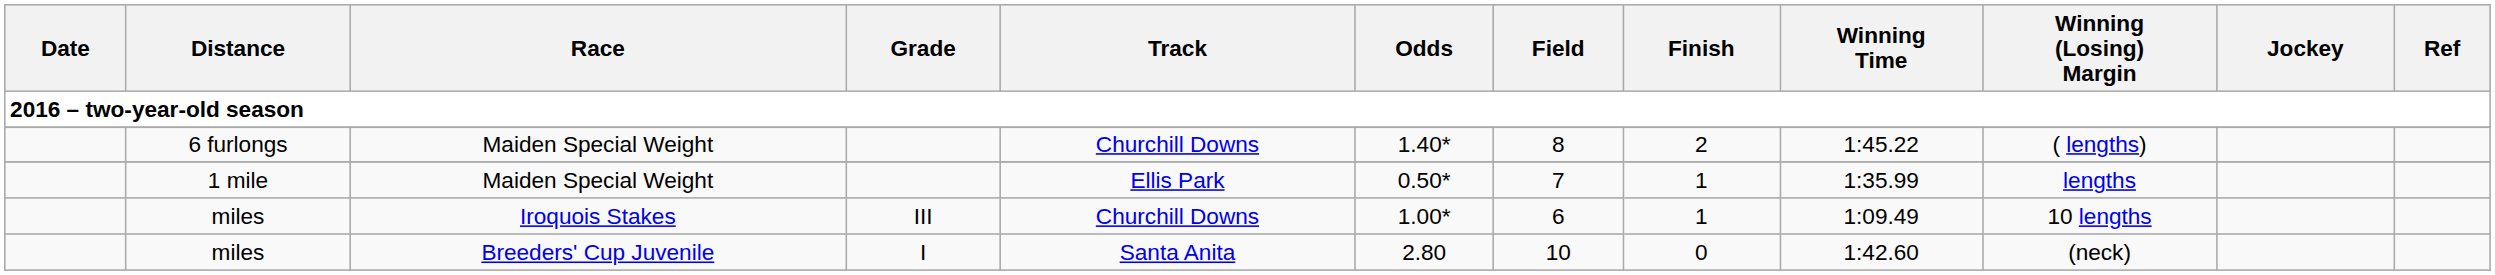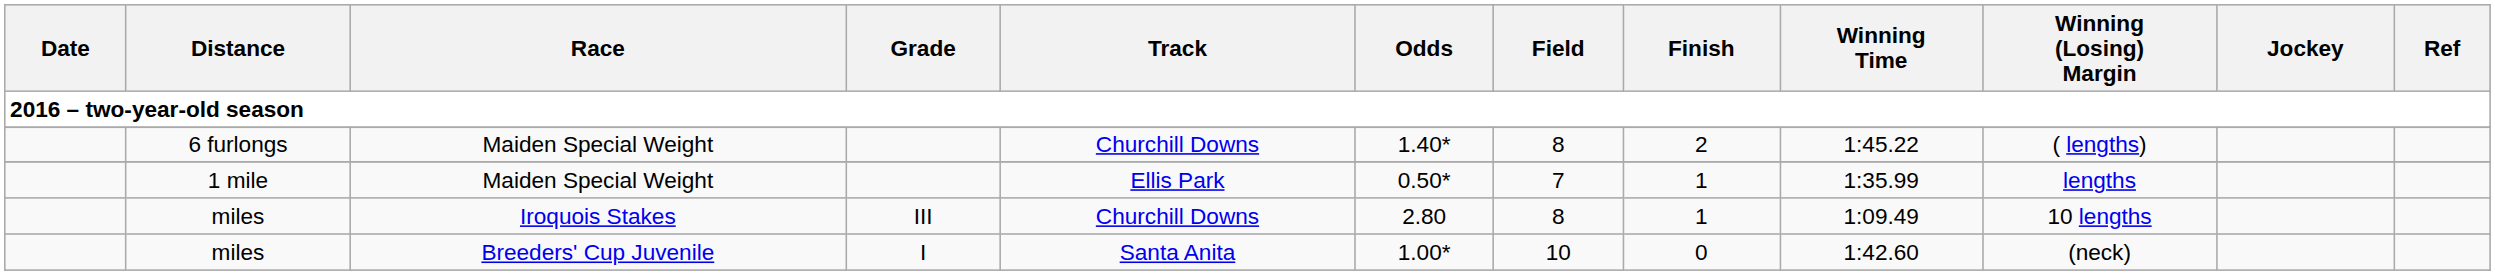(1424, 216) 1.00* -> (1424, 216) 2.80
(1558, 216) 6 -> (1558, 216) 8
(1424, 252) 2.80 -> (1424, 252) 1.00*
